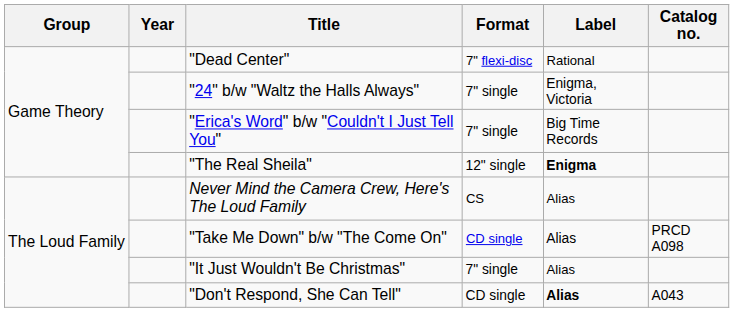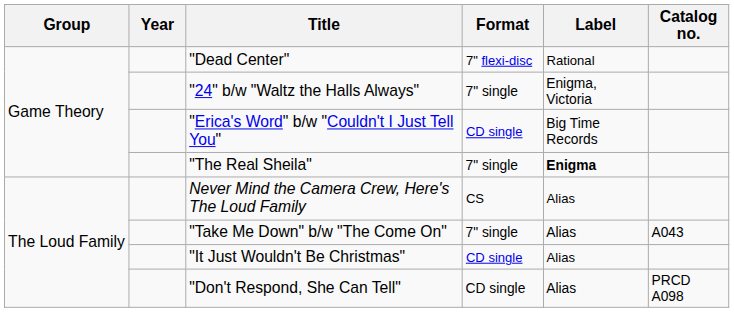(492, 131) 7" single -> (494, 131) CD single
(496, 165) 12" single -> (492, 165) 7" single
(494, 239) CD single -> (492, 232) 7" single
(671, 239) PRCD A098 -> (668, 232) A043
(492, 270) 7" single -> (494, 257) CD single
(563, 295) bold -> (561, 288) normal
(668, 295) A043 -> (671, 288) PRCD A098
